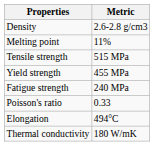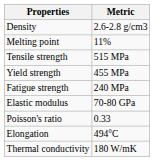+ row: (37, 103)
